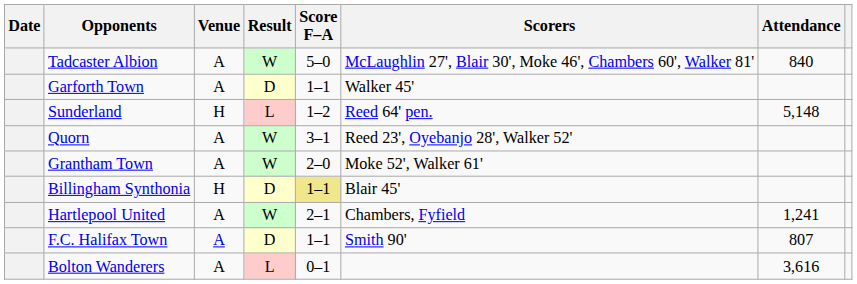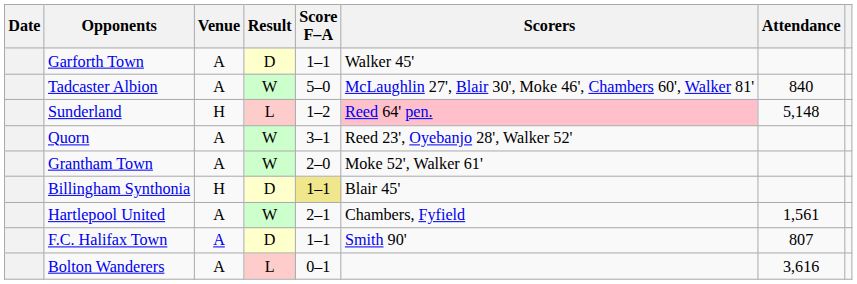rows swapped: (103, 61) <-> (96, 86)
(389, 112) no background -> (389, 112) pink background
(801, 214) 1,241 -> (801, 214) 1,561
